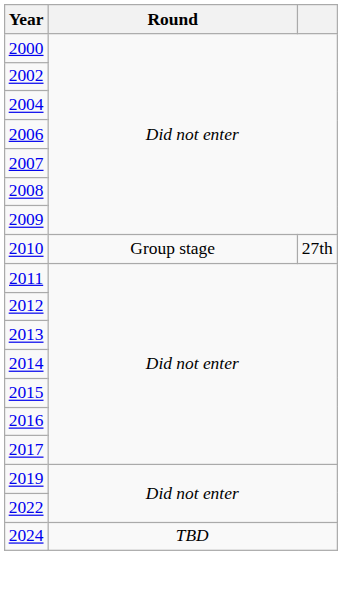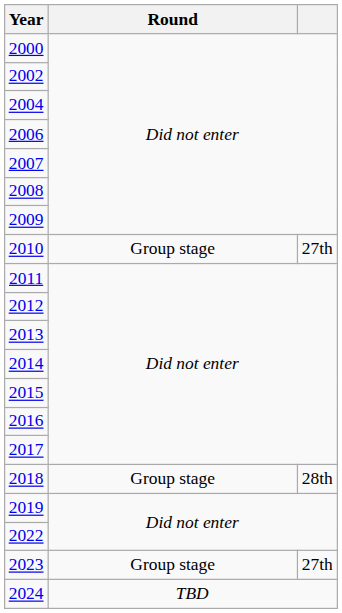+ row: (26, 479)
+ row: (26, 565)
